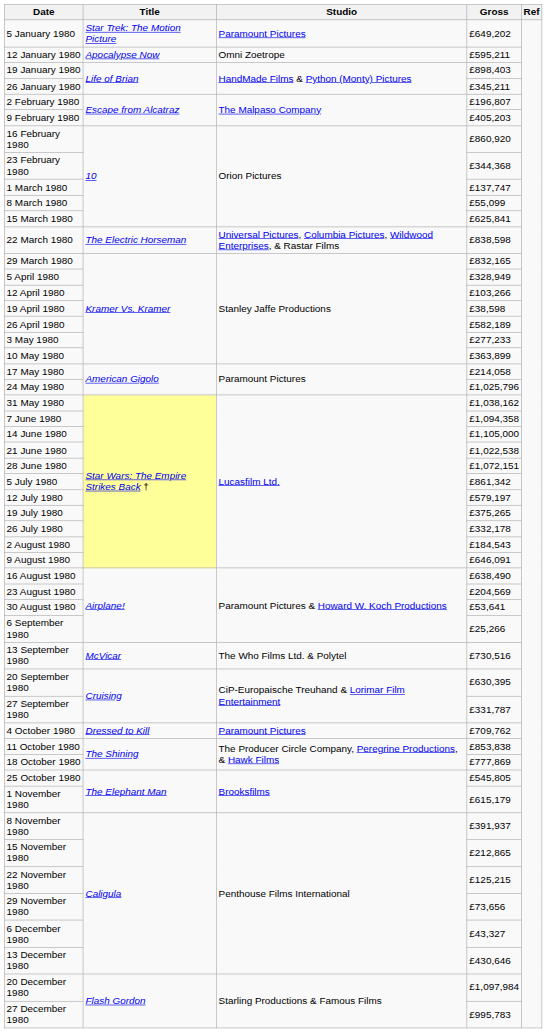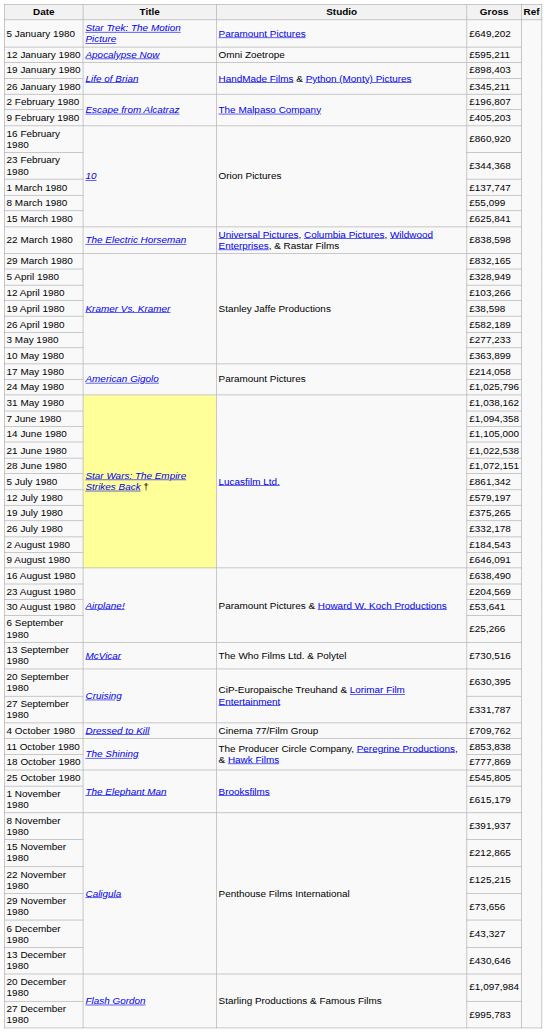(262, 730) Paramount Pictures -> (268, 730) Cinema 77/Film Group
